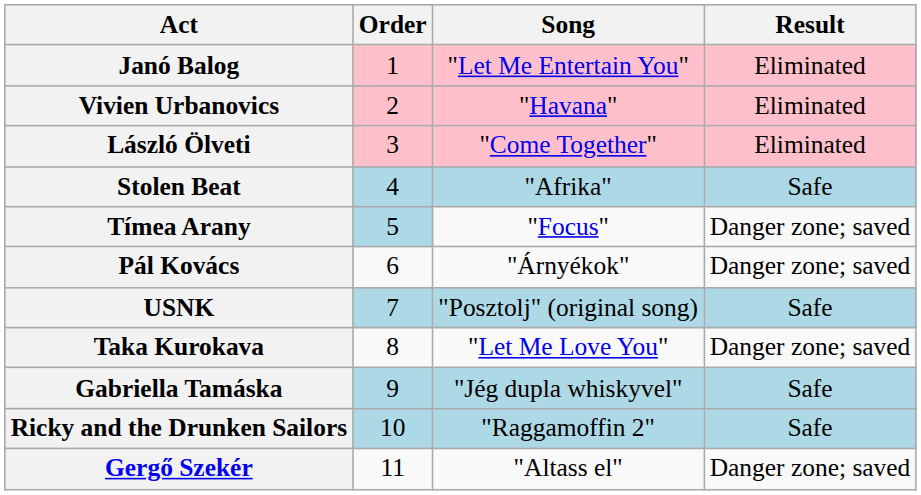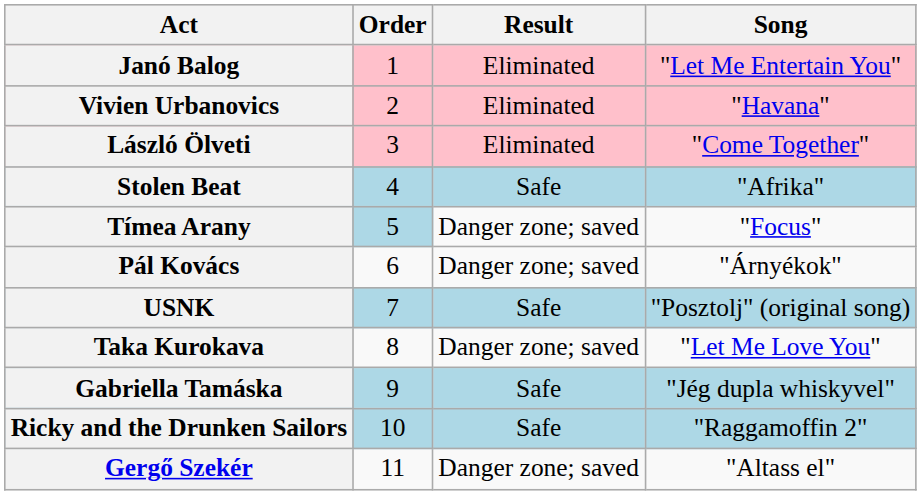columns swapped: (568, 24) <-> (810, 24)
